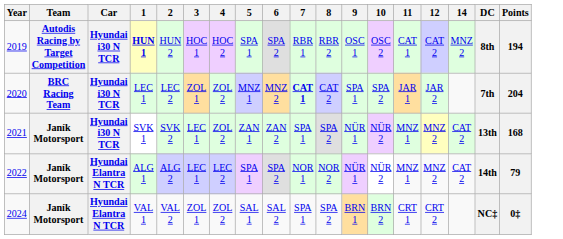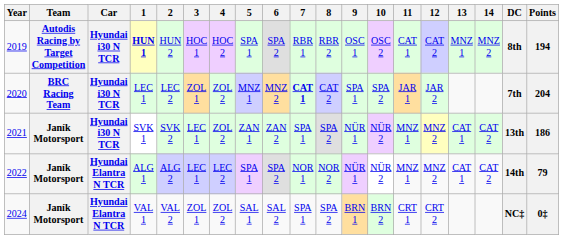+ column: (462, 12)
(515, 133) 168 -> (542, 133) 186
